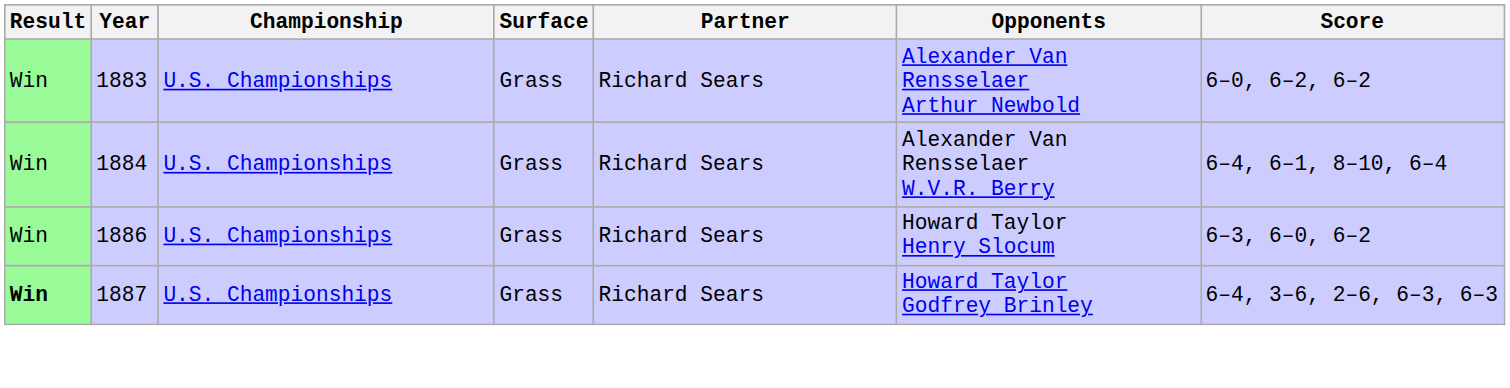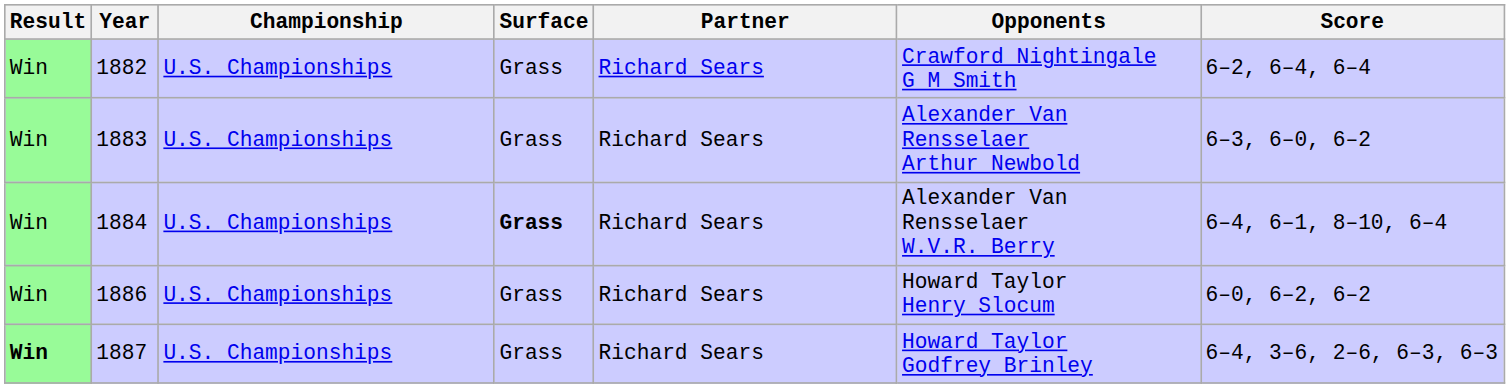+ row: (122, 69)
(1288, 81) 6–0, 6–2, 6–2 -> (1288, 140) 6–3, 6–0, 6–2
(531, 165) normal -> (531, 223) bold
(1288, 236) 6–3, 6–0, 6–2 -> (1288, 295) 6–0, 6–2, 6–2
